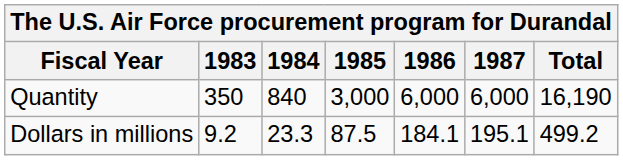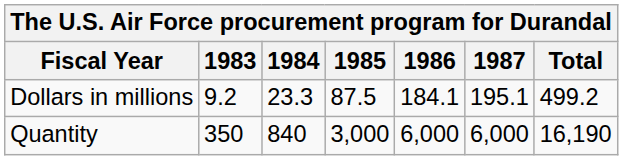rows swapped: (102, 135) <-> (54, 97)
